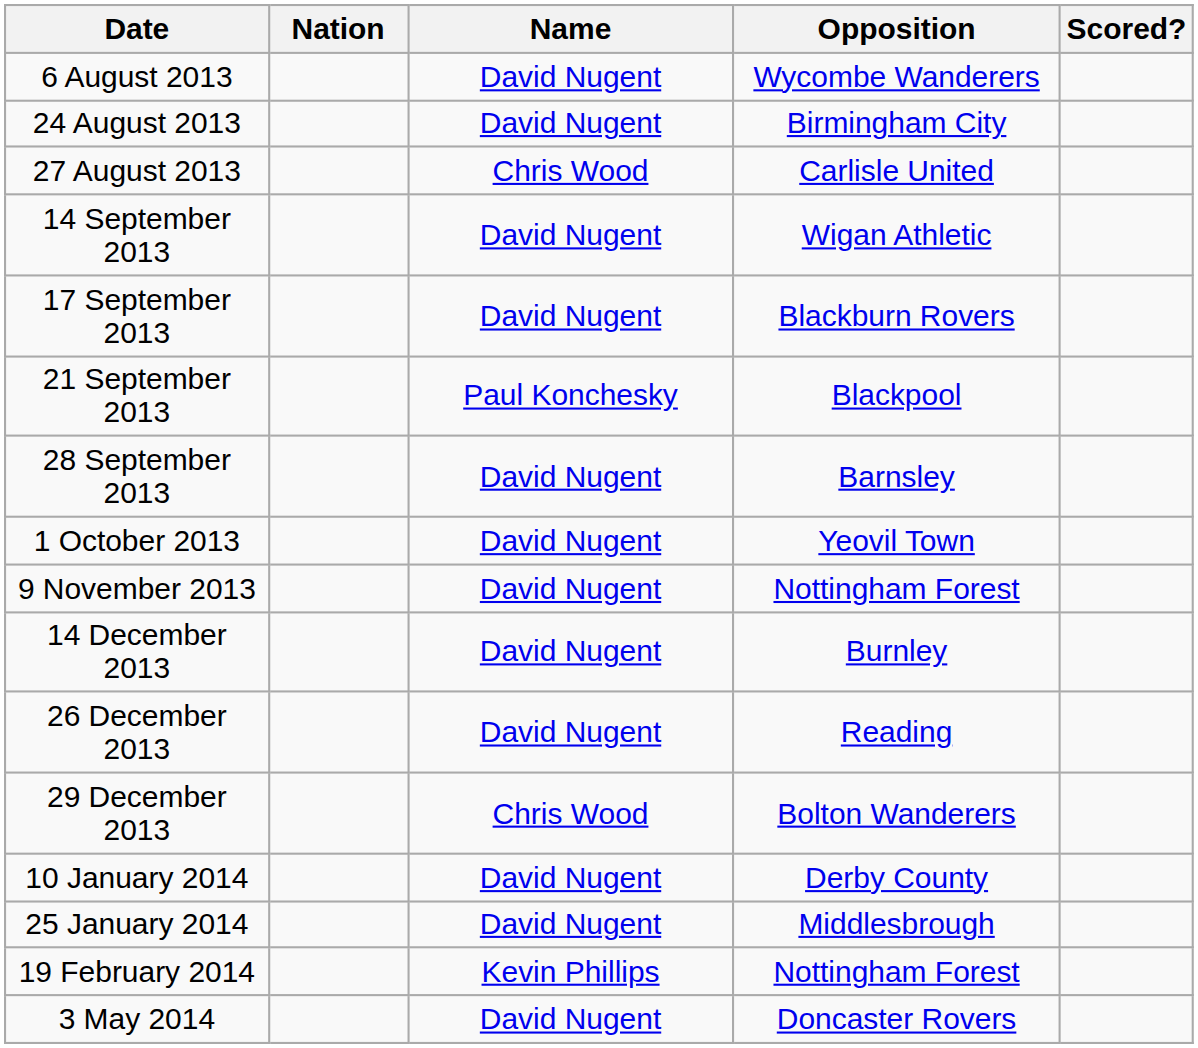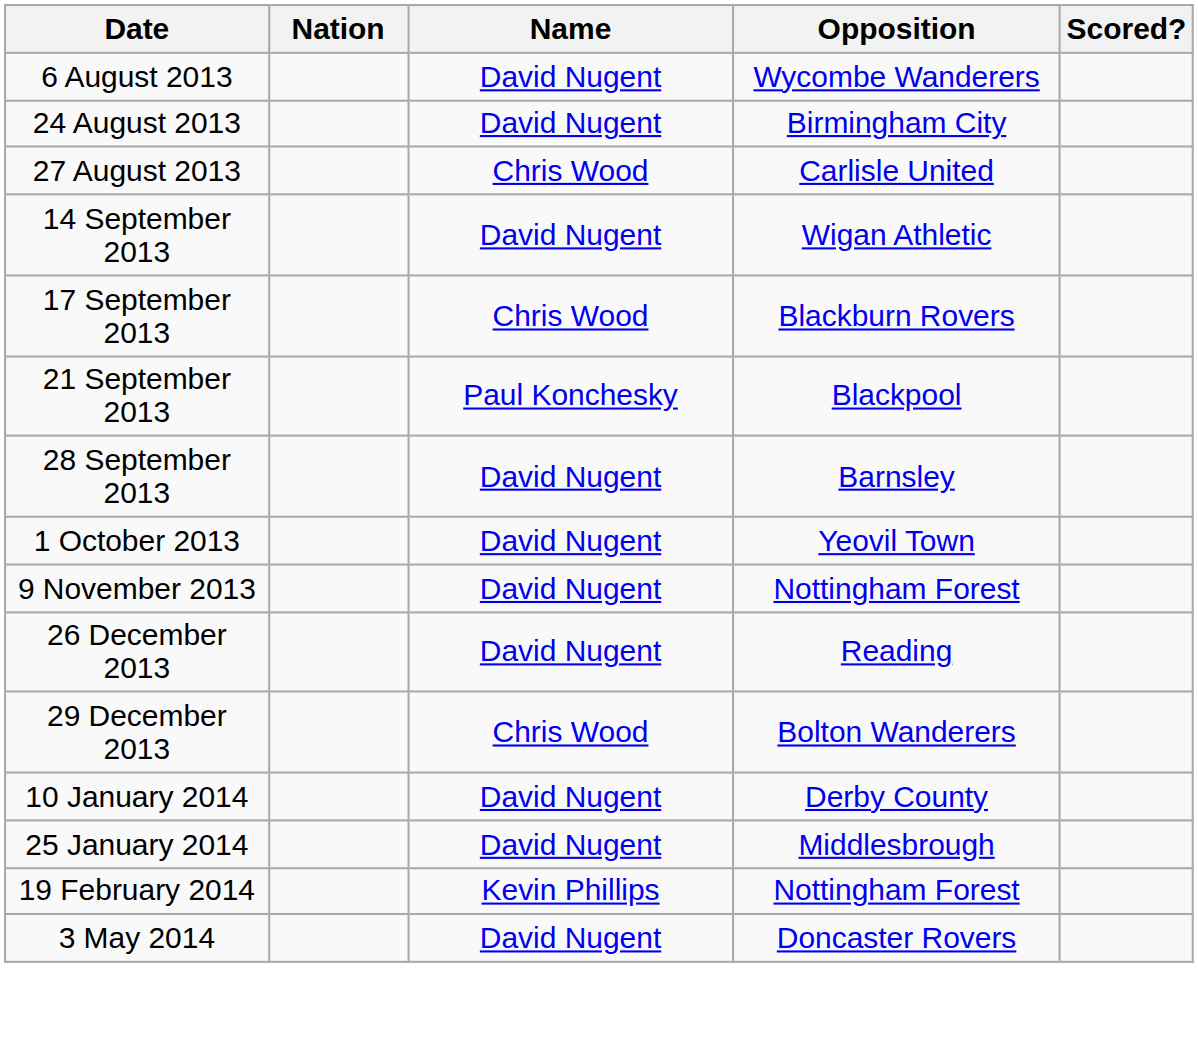(571, 316) David Nugent -> (571, 316) Chris Wood
- row: (137, 652)
